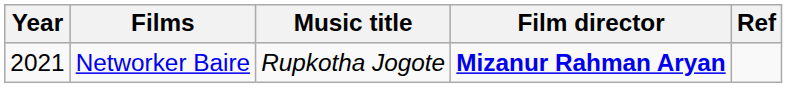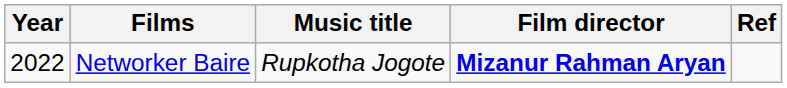(37, 62) 2021 -> (37, 62) 2022
